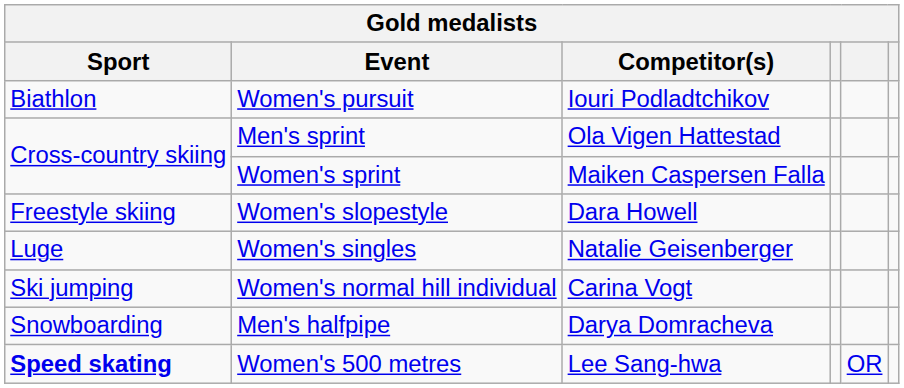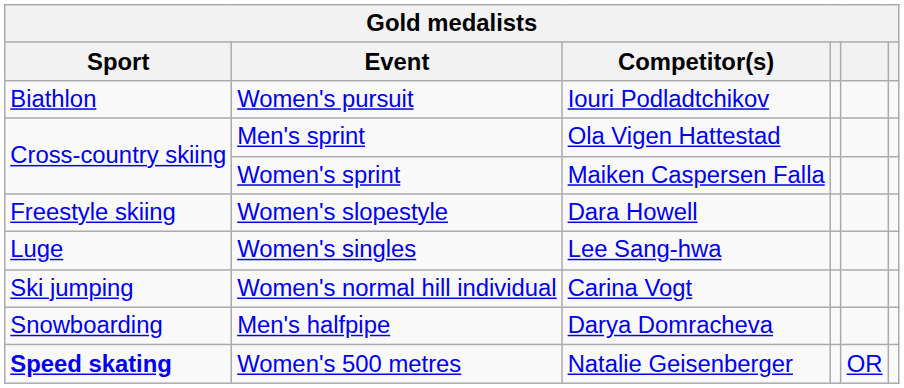(680, 250) Natalie Geisenberger -> (645, 250) Lee Sang-hwa
(645, 363) Lee Sang-hwa -> (680, 363) Natalie Geisenberger
